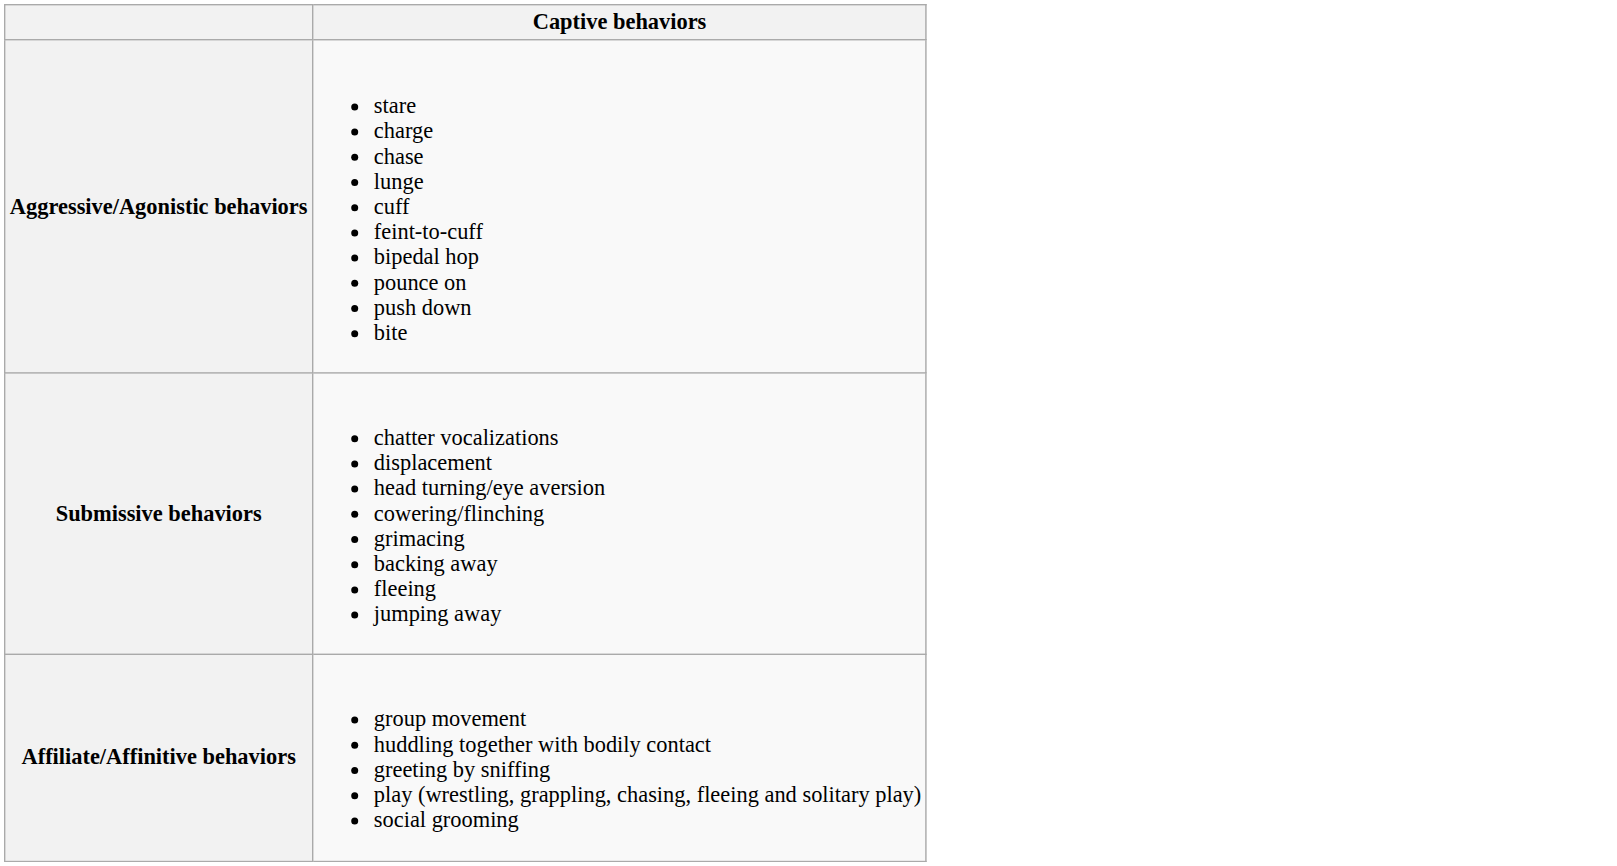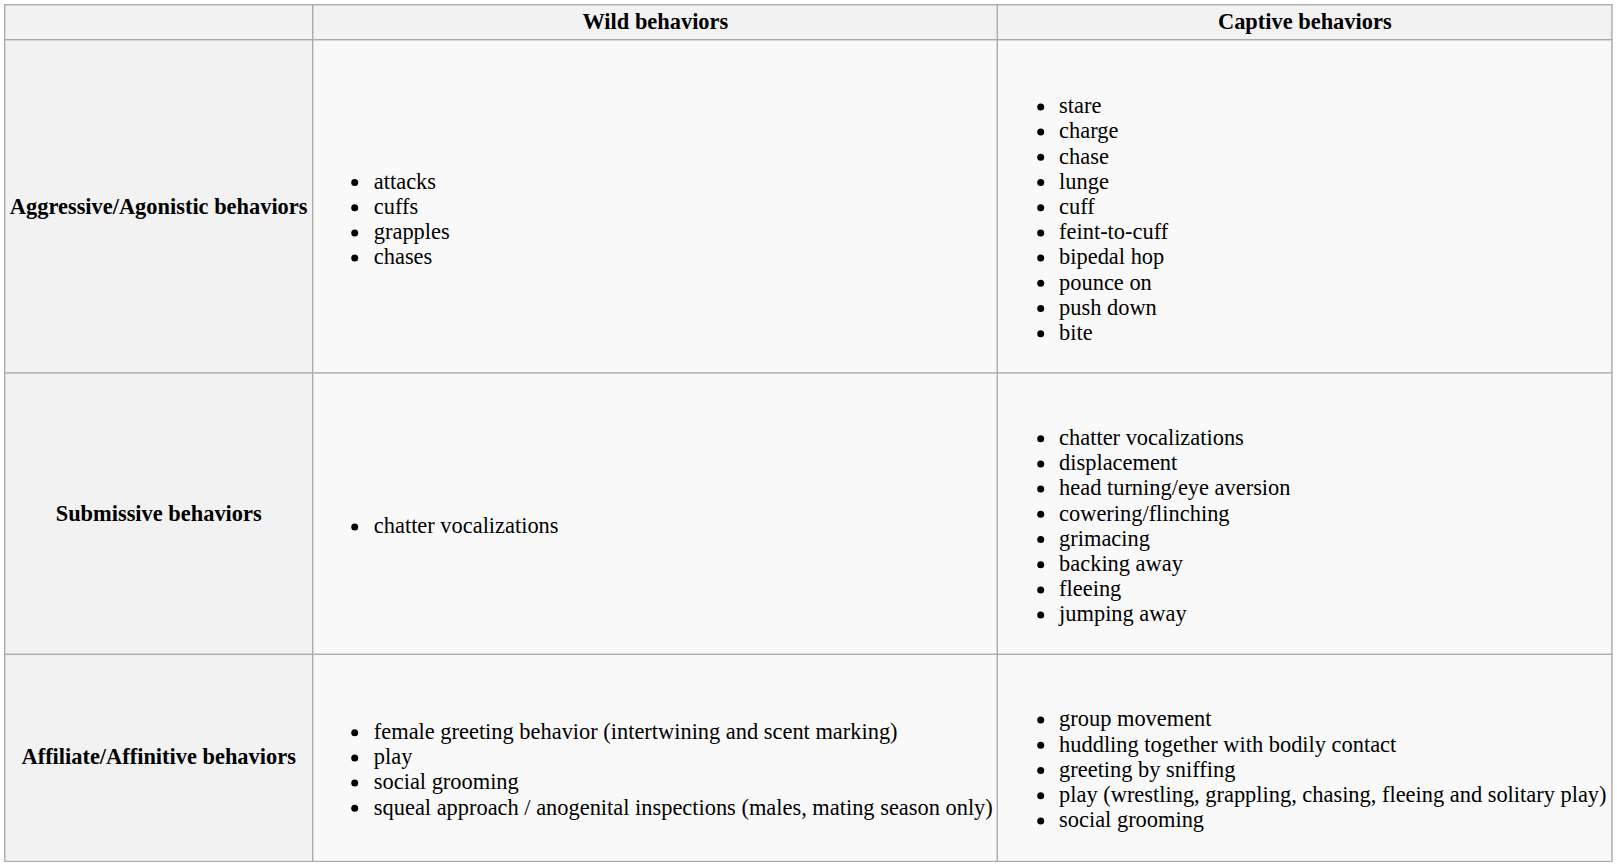+ column: (655, 22)
